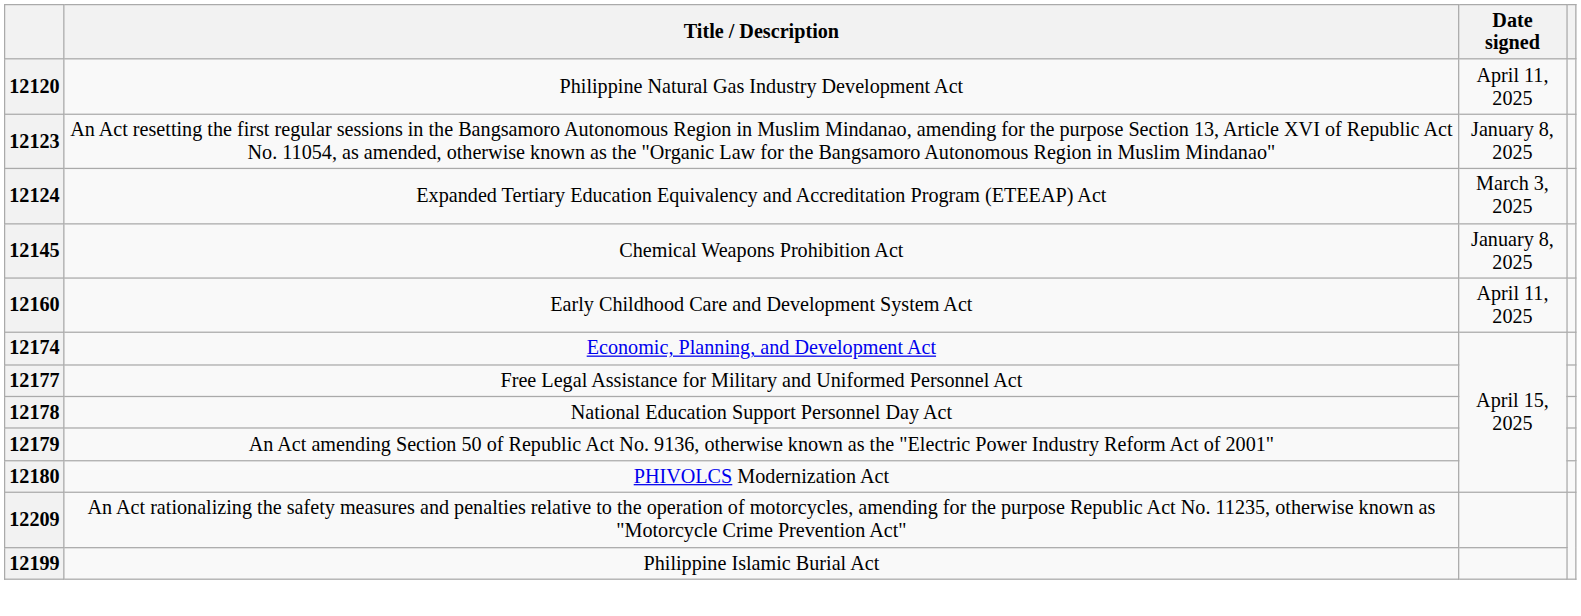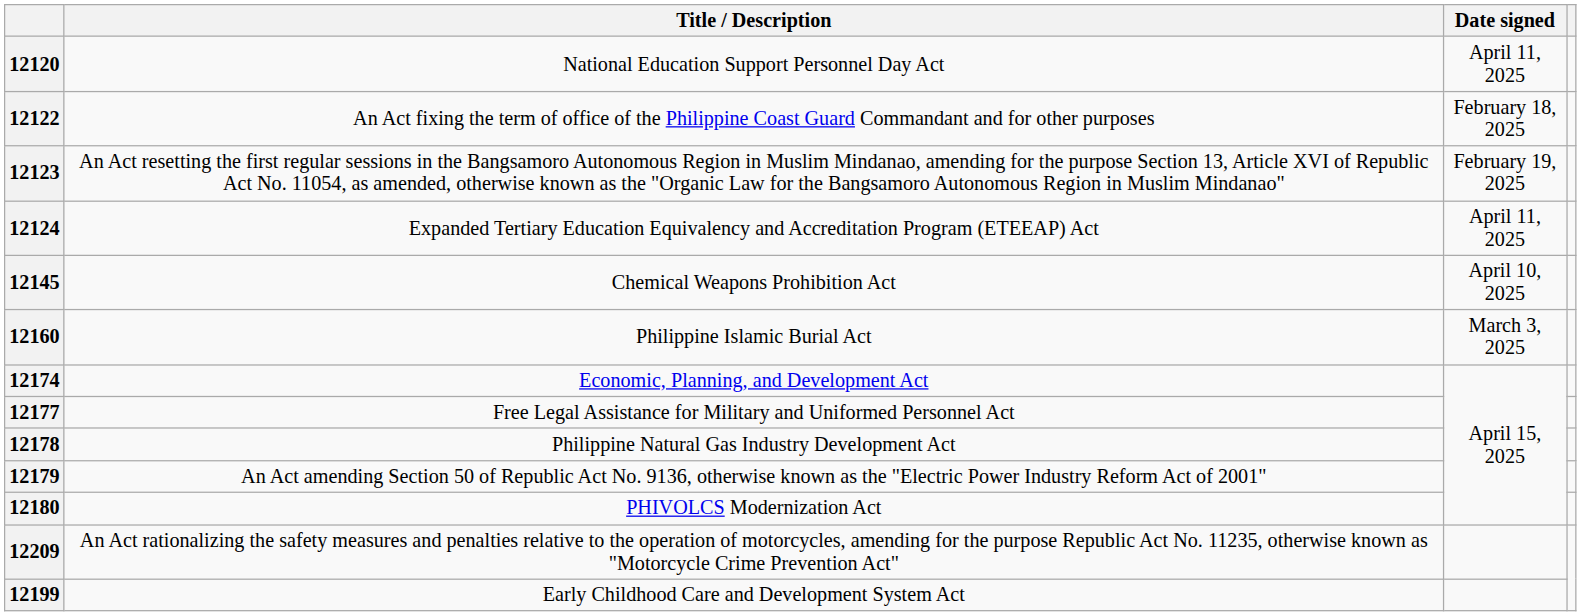(761, 86) Philippine Natural Gas Industry Development Act -> (754, 63) National Education Support Personnel Day Act
+ row: (34, 118)
(1512, 141) January 8, 2025 -> (1505, 173) February 19, 2025
(1512, 195) March 3, 2025 -> (1505, 227) April 11, 2025
(1512, 250) January 8, 2025 -> (1505, 282) April 10, 2025
(761, 305) Early Childhood Care and Development System Act -> (754, 337) Philippine Islamic Burial Act
(1512, 305) April 11, 2025 -> (1505, 337) March 3, 2025
(761, 412) National Education Support Personnel Day Act -> (754, 444) Philippine Natural Gas Industry Development Act
(761, 562) Philippine Islamic Burial Act -> (754, 594) Early Childhood Care and Development System Act
